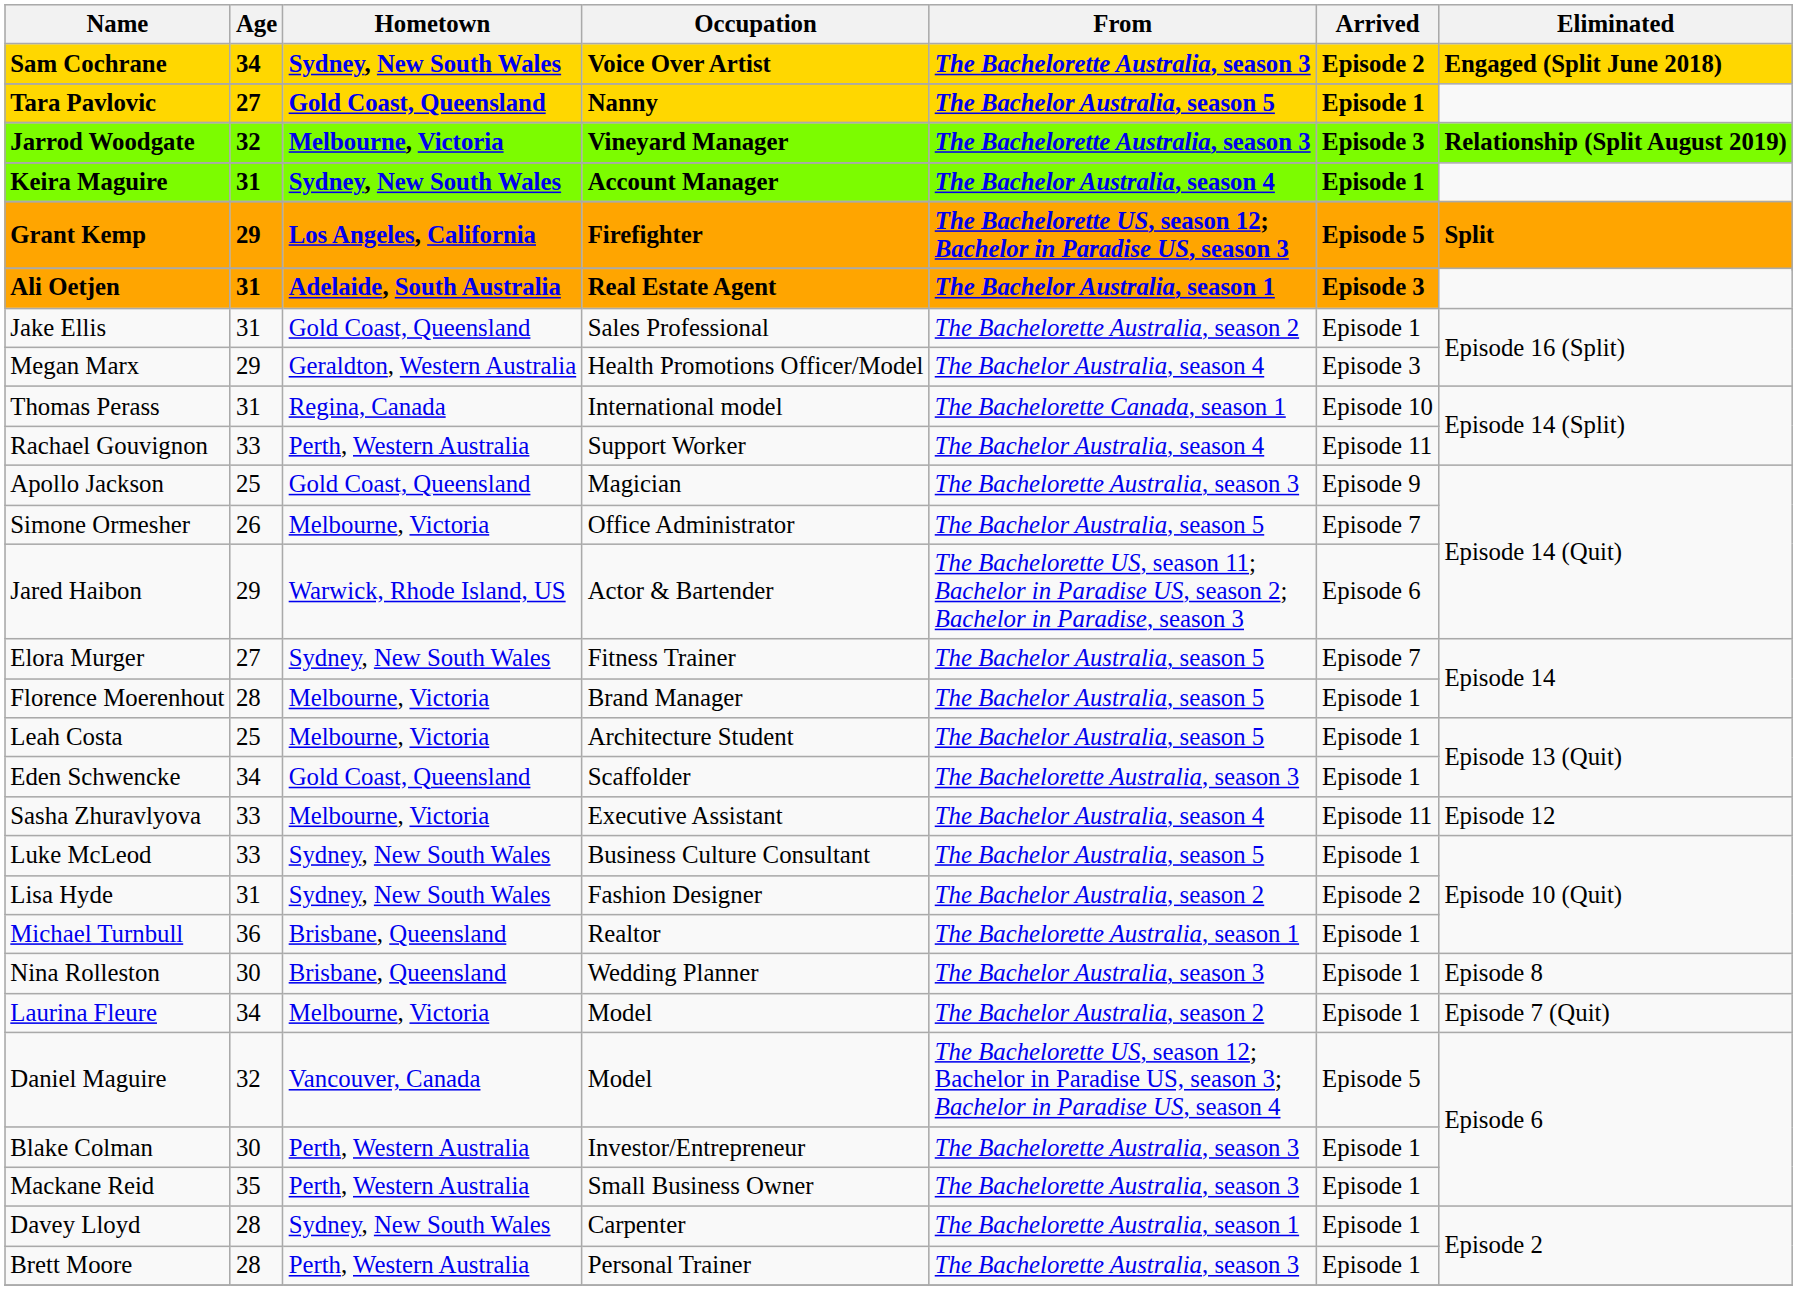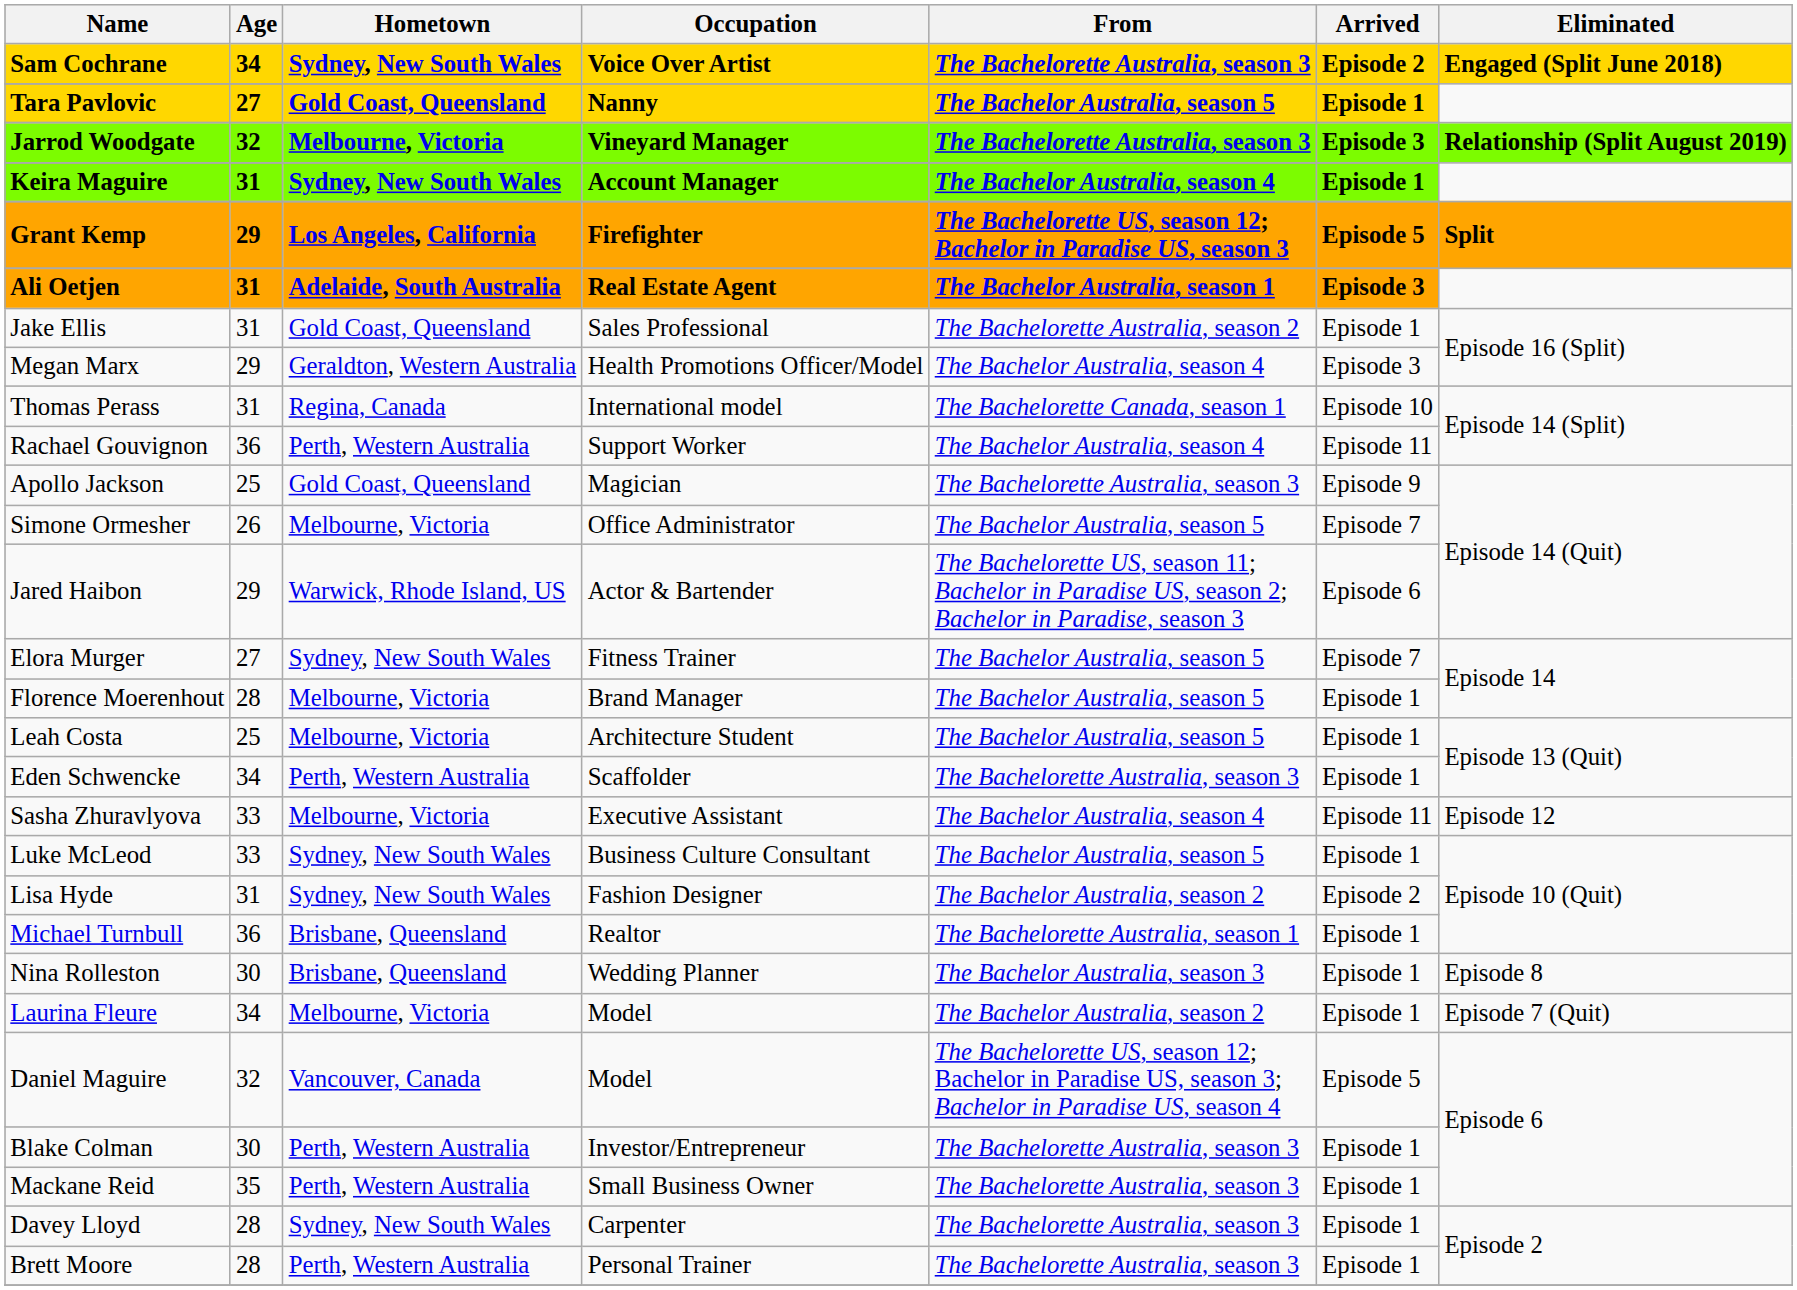(248, 445) 33 -> (248, 445) 36
(410, 776) Gold Coast, Queensland -> (409, 776) Perth, Western Australia
(1117, 1225) The Bachelorette Australia, season 1 -> (1117, 1225) The Bachelorette Australia, season 3
